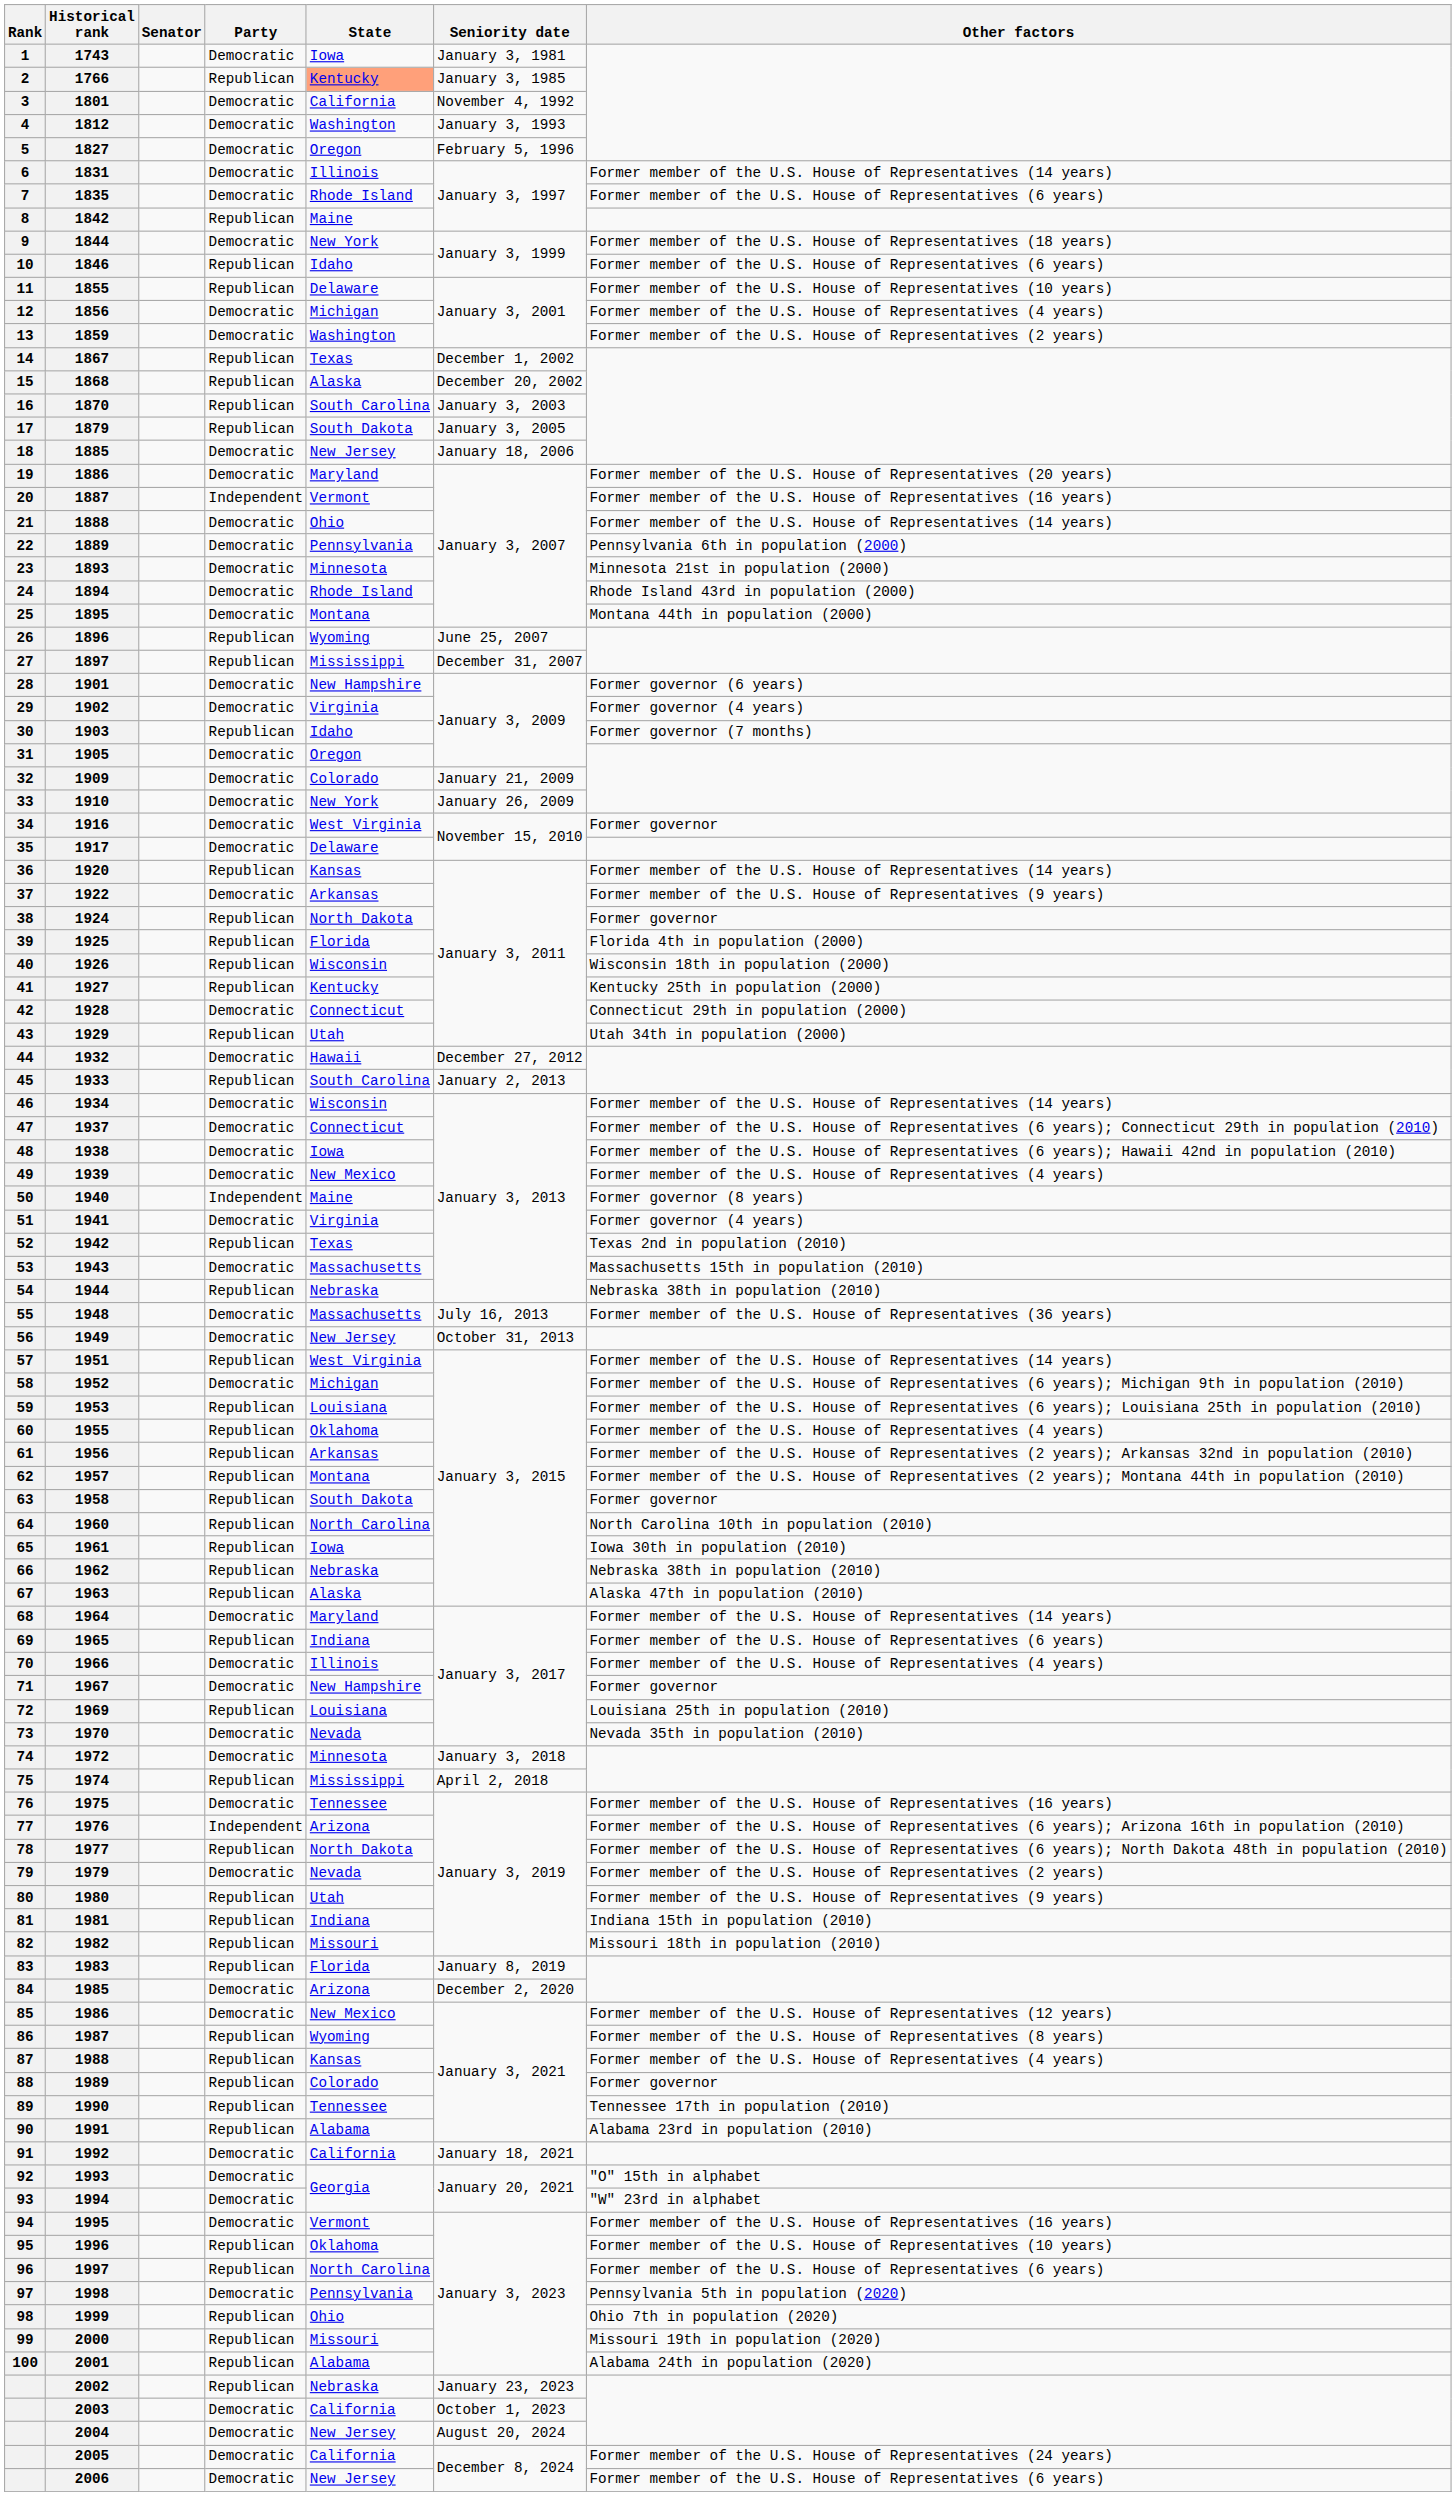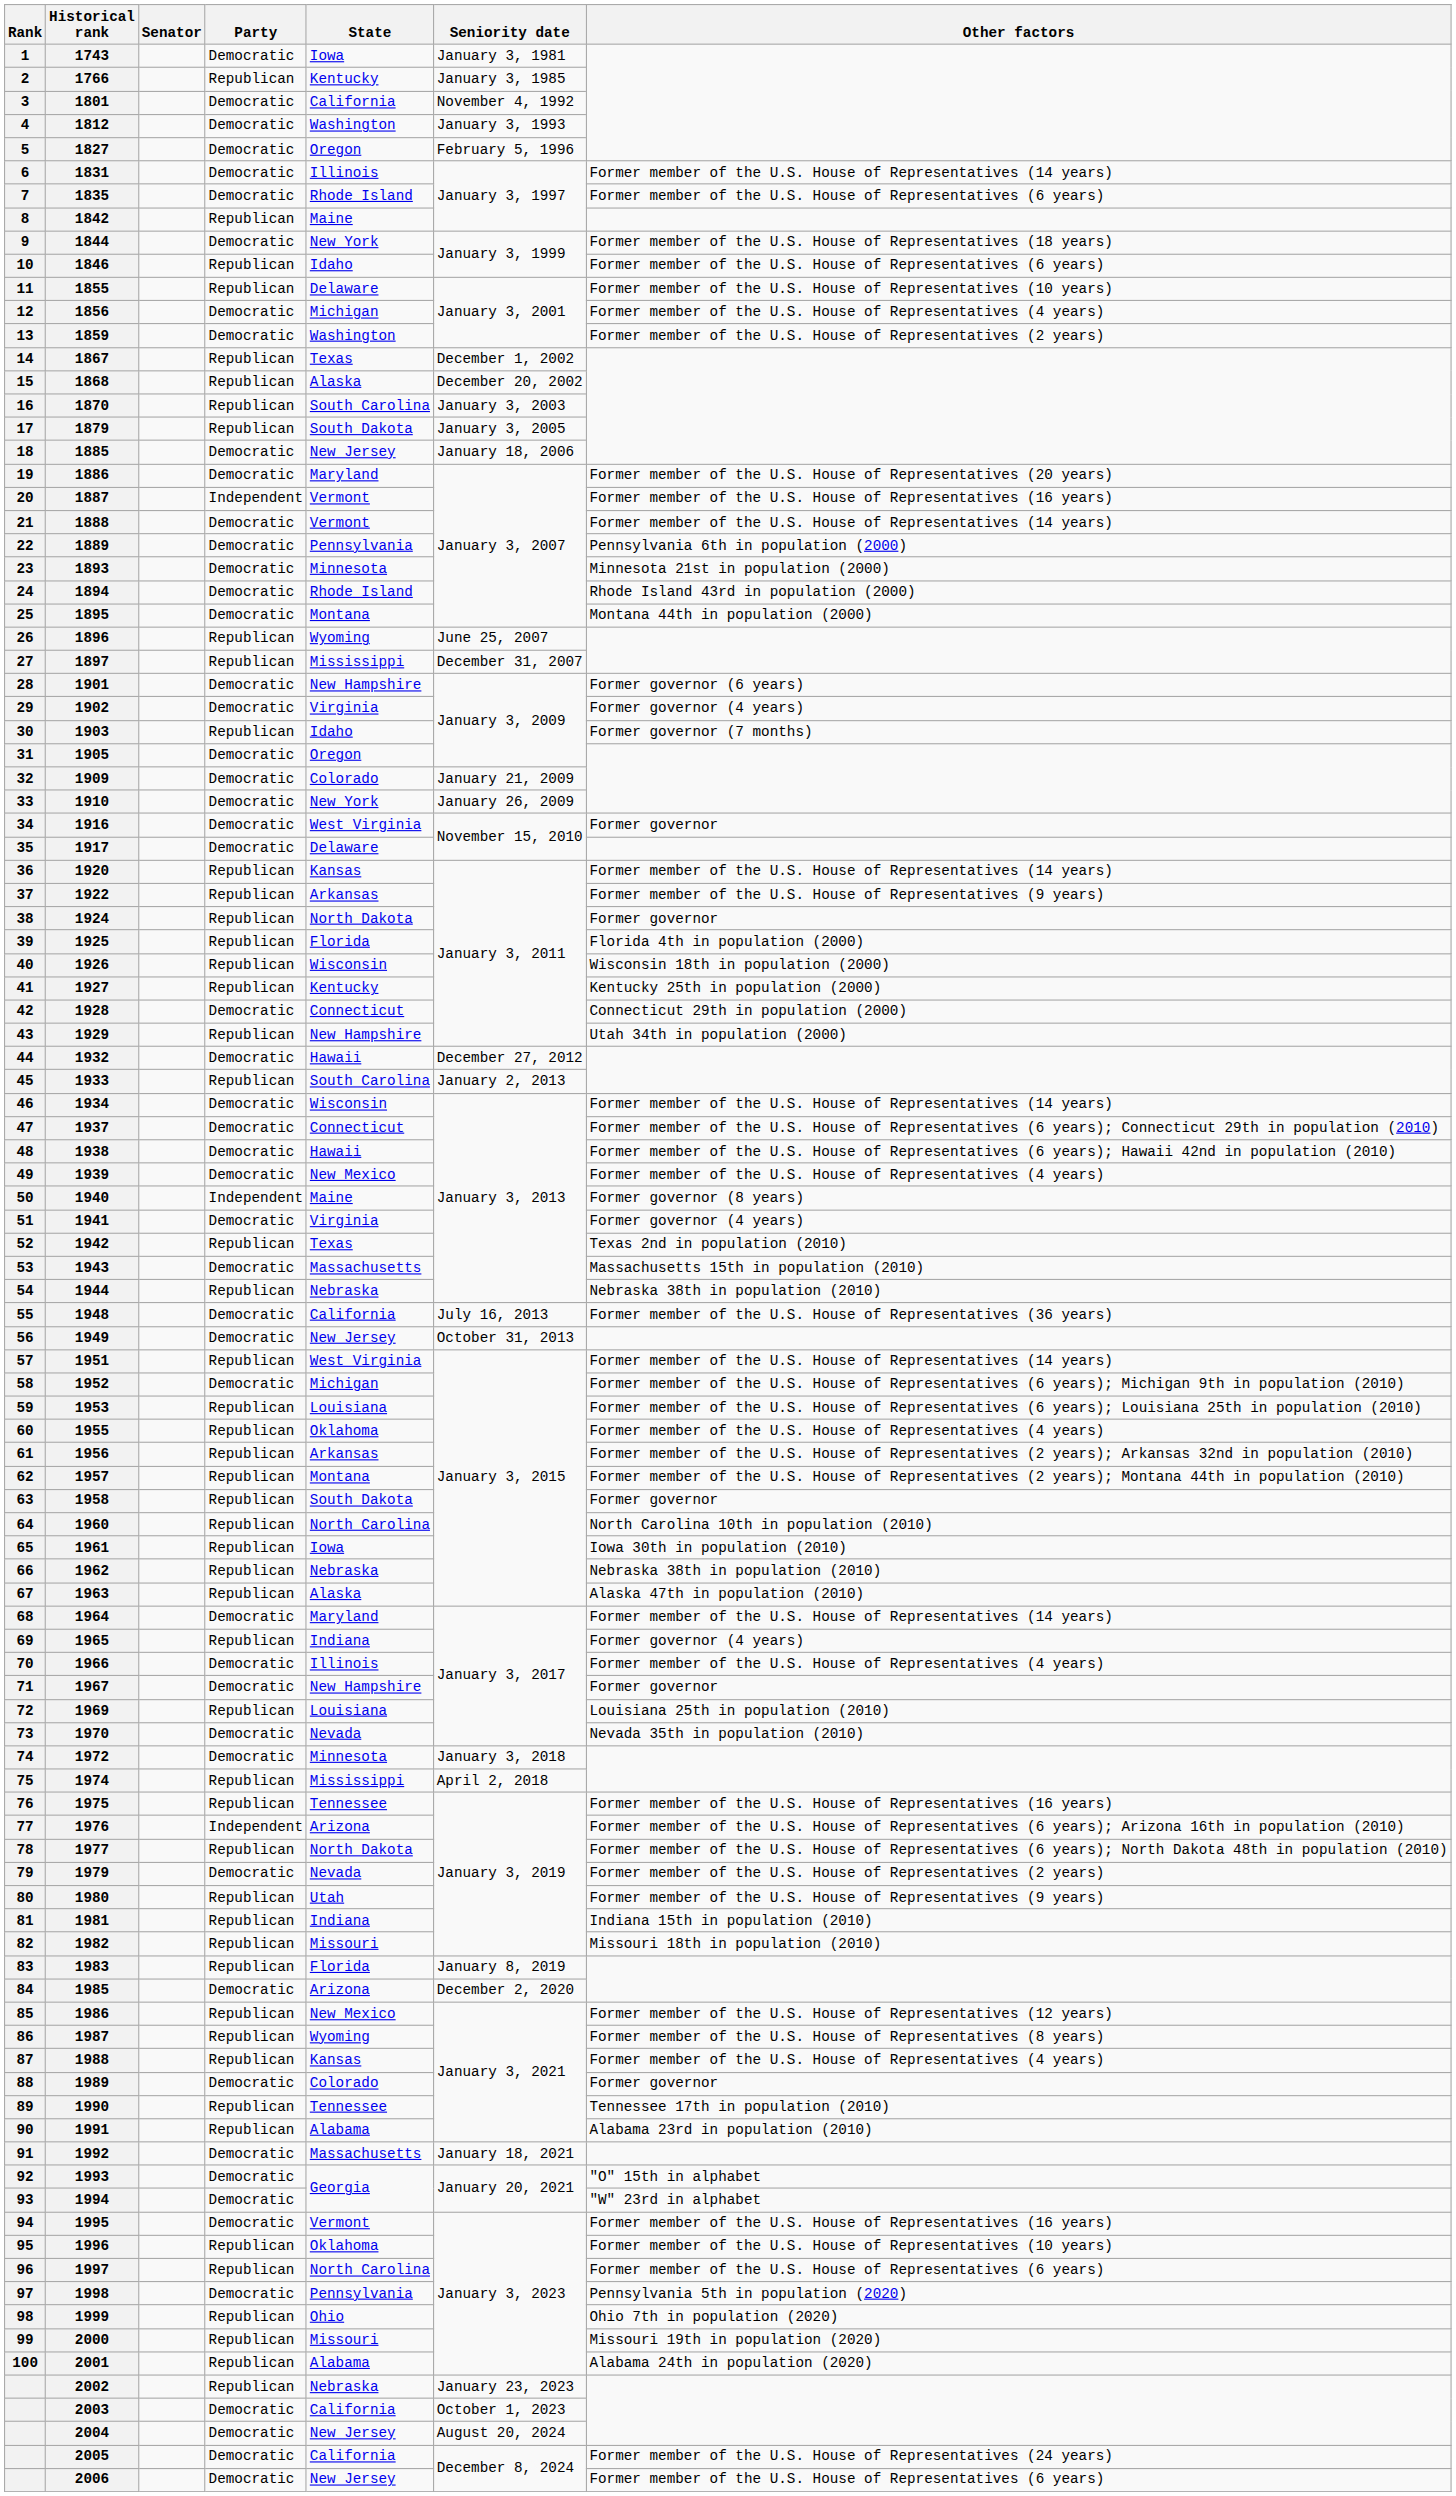(344, 79) lightsalmon background -> (344, 79) no background
(327, 522) Ohio -> (340, 522) Vermont
(252, 895) Democratic -> (252, 895) Republican
(327, 1035) Utah -> (366, 1035) New Hampshire
(327, 1151) Iowa -> (336, 1151) Hawaii
(366, 1315) Massachusetts -> (353, 1315) California
(847, 1641) Former member of the U.S. House of Representatives (6 years) -> (697, 1641) Former governor (4 years)
(252, 1804) Democratic -> (252, 1804) Republican
(252, 2014) Democratic -> (252, 2014) Republican
(252, 2084) Republican -> (252, 2084) Democratic
(353, 2154) California -> (366, 2154) Massachusetts
